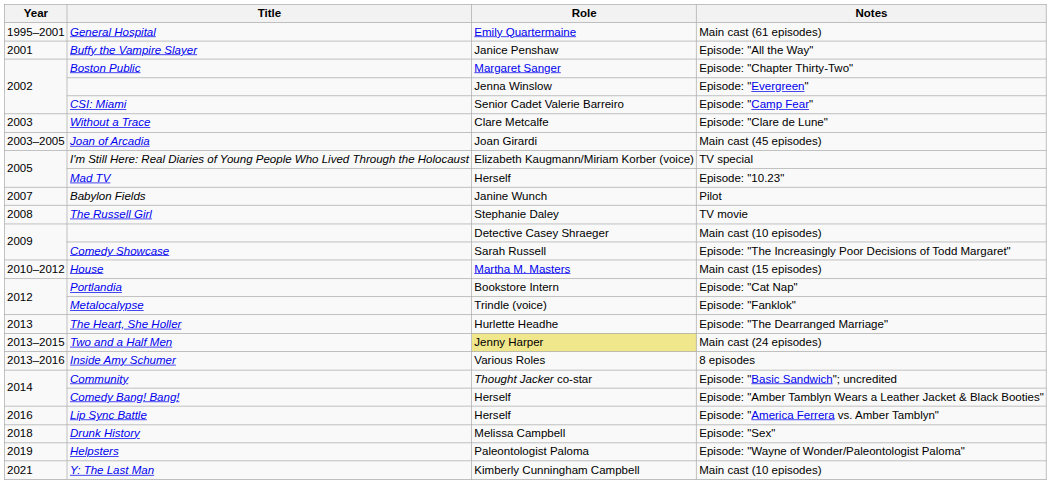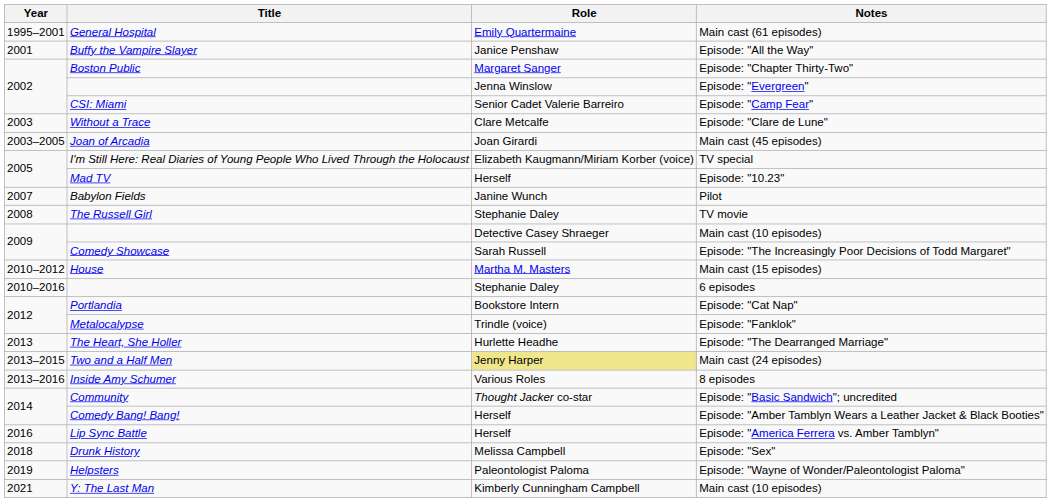+ row: (269, 288)
